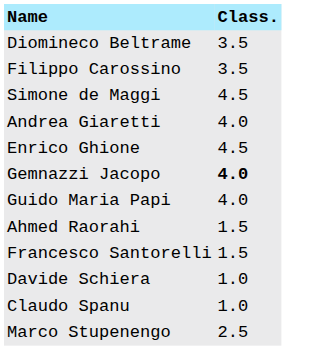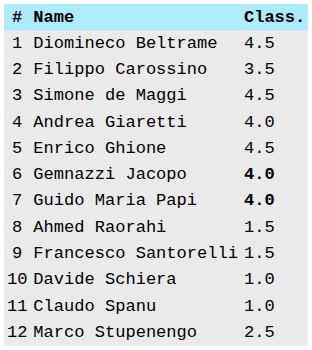+ column: (17, 17)
(233, 43) 3.5 -> (259, 43) 4.5
(233, 201) normal -> (259, 201) bold
